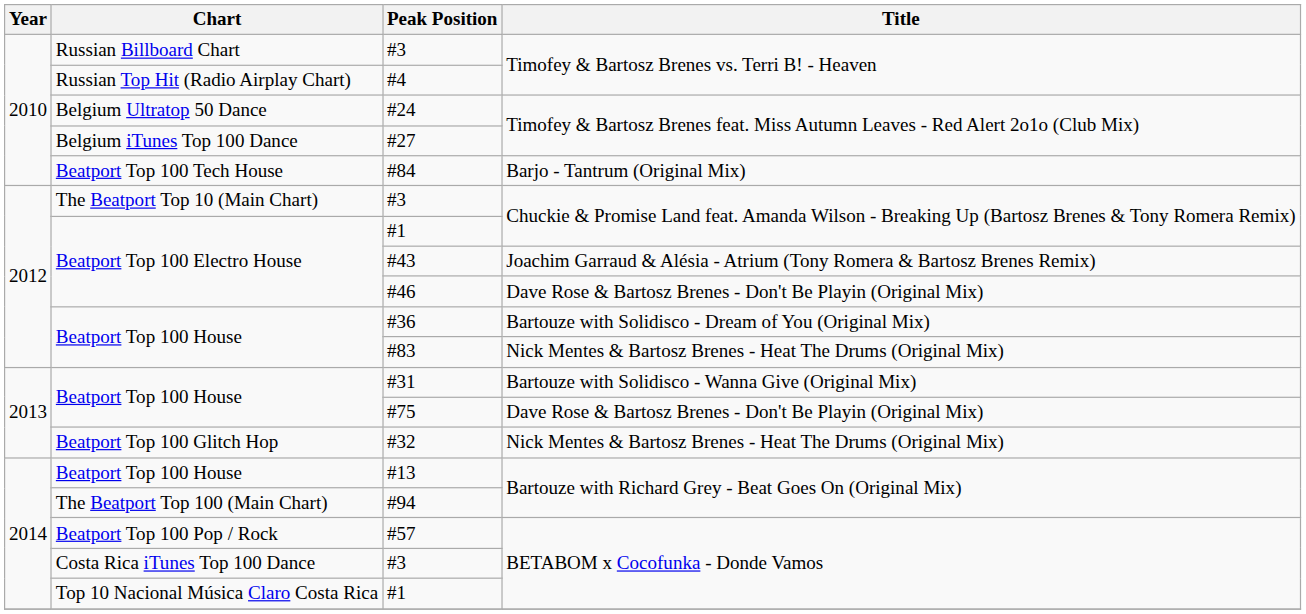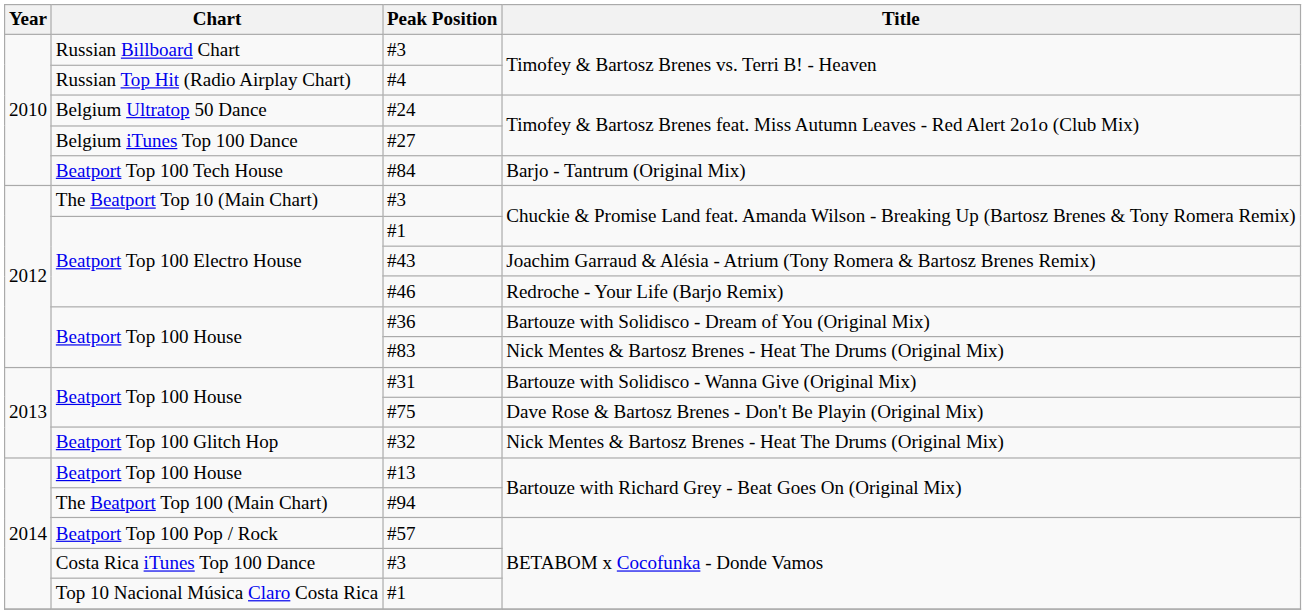(745, 291) Dave Rose & Bartosz Brenes - Don't Be Playin (Original Mix) -> (645, 291) Redroche - Your Life (Barjo Remix)
